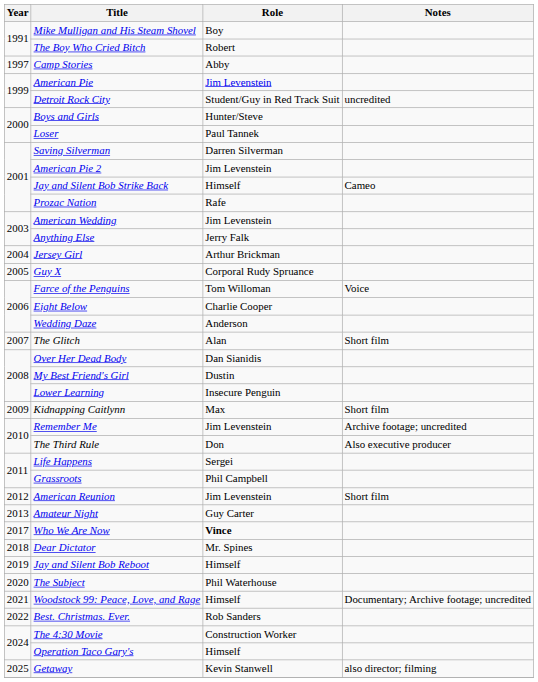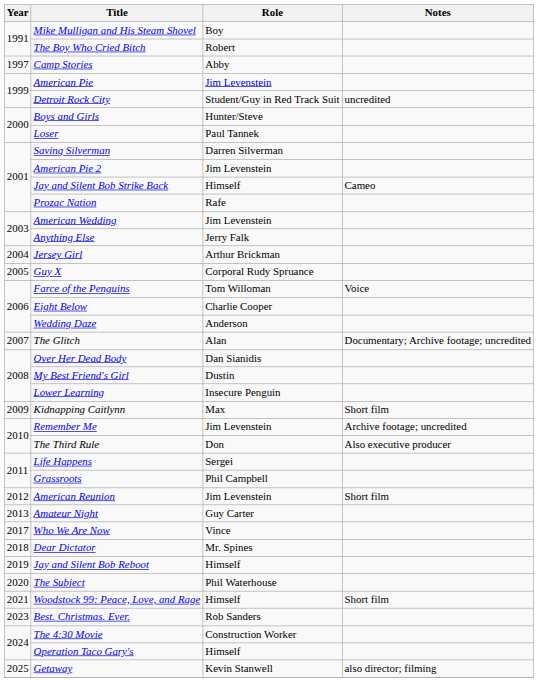(367, 340) Short film -> (438, 340) Documentary; Archive footage; uncredited
(218, 530) bold -> (218, 530) normal
(438, 599) Documentary; Archive footage; uncredited -> (367, 599) Short film
(18, 617) 2022 -> (18, 617) 2023
